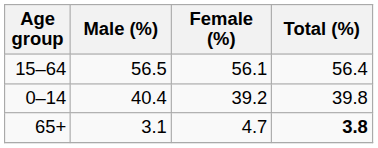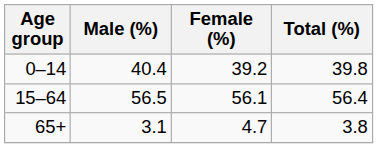rows swapped: (46, 98) <-> (41, 68)
(355, 127) bold -> (355, 127) normal
